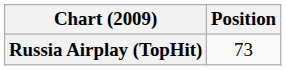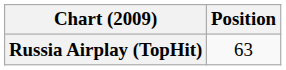(244, 49) 73 -> (244, 49) 63
